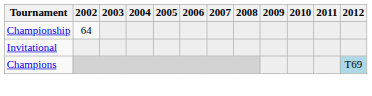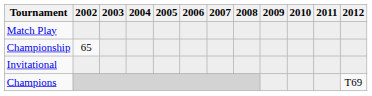+ row: (32, 30)
(86, 30) 64 -> (86, 47) 65
(353, 64) lightblue background -> (353, 82) no background
